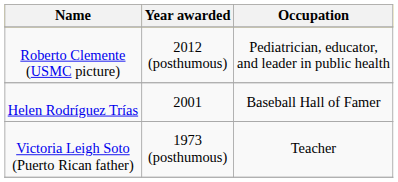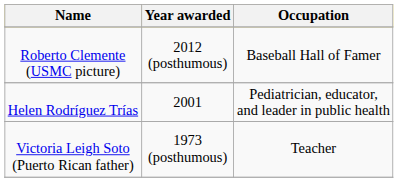(313, 54) Pediatrician, educator, and leader in public health -> (313, 54) Baseball Hall of Famer
(313, 102) Baseball Hall of Famer -> (313, 102) Pediatrician, educator, and leader in public health
